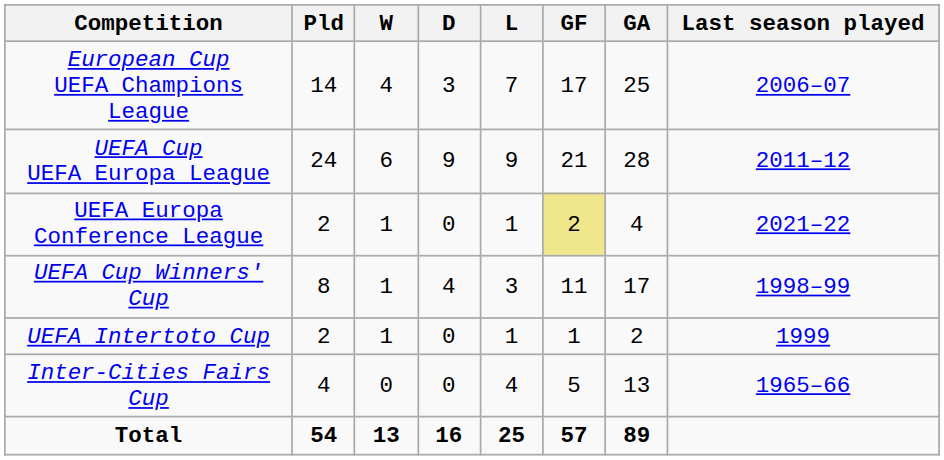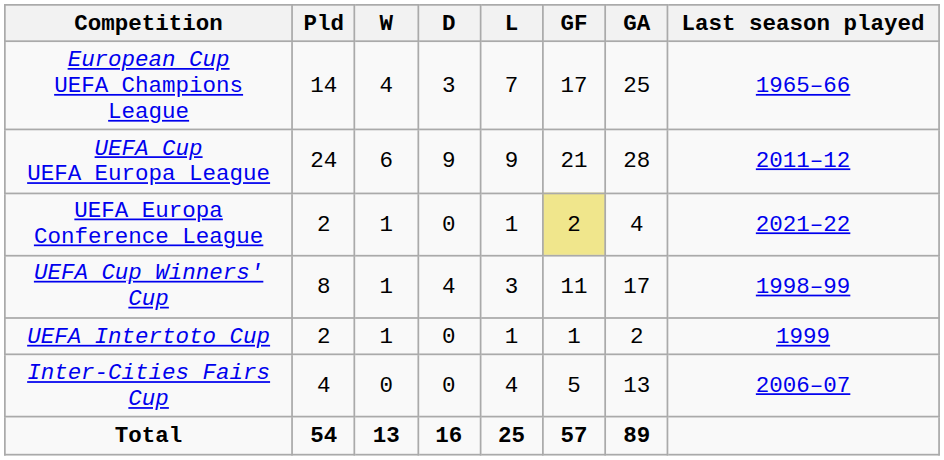(803, 86) 2006–07 -> (803, 86) 1965–66
(803, 386) 1965–66 -> (803, 386) 2006–07
